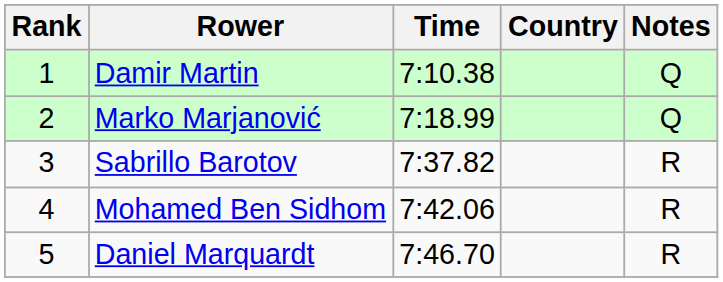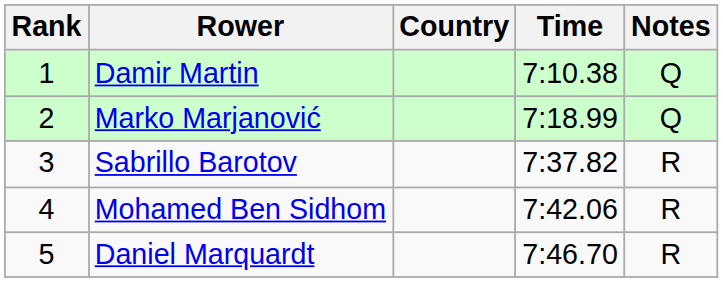columns swapped: (563, 27) <-> (447, 27)
